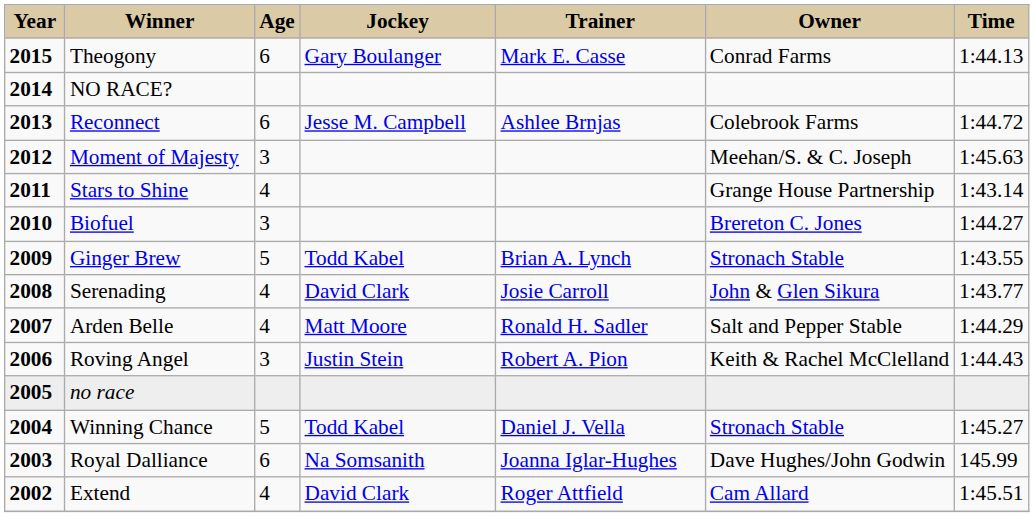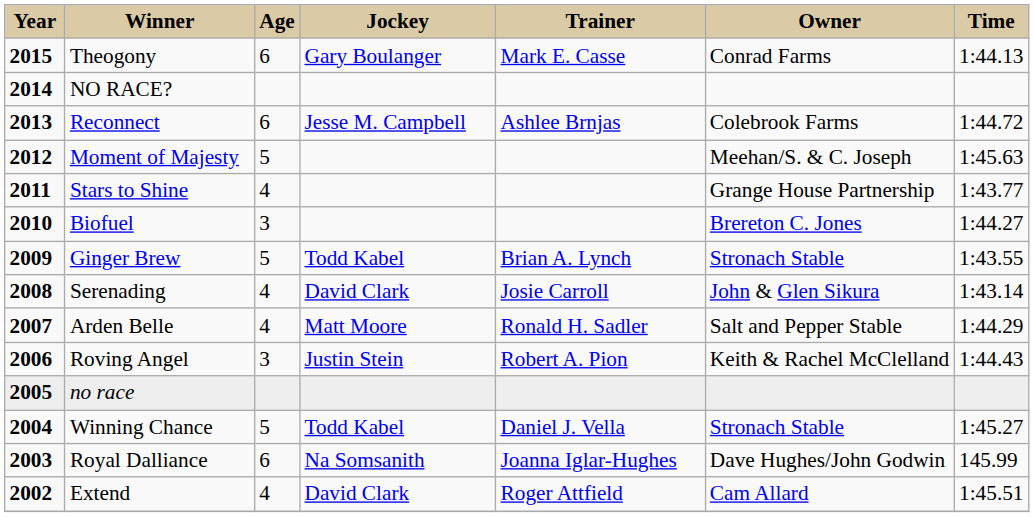(265, 156) 3 -> (265, 156) 5
(991, 190) 1:43.14 -> (991, 190) 1:43.77
(991, 291) 1:43.77 -> (991, 291) 1:43.14
